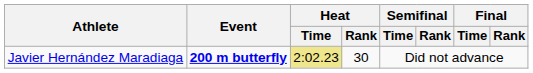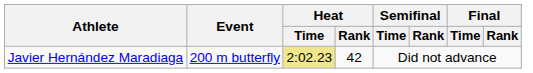(238, 58) bold -> (235, 58) normal
(361, 58) 30 -> (354, 58) 42
